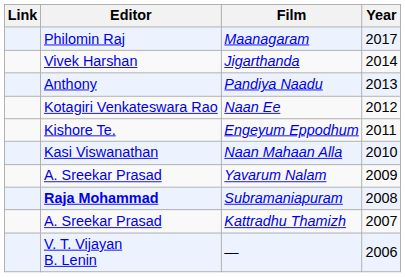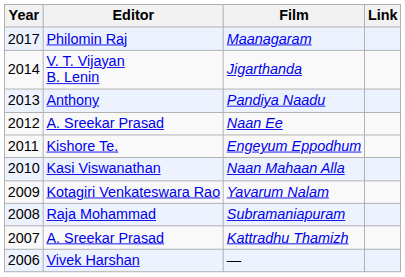columns swapped: (381, 15) <-> (23, 15)
(91, 61) Vivek Harshan -> (86, 69) V. T. Vijayan B. Lenin
(131, 107) Kotagiri Venkateswara Rao -> (105, 123) A. Sreekar Prasad
(103, 175) A. Sreekar Prasad -> (133, 191) Kotagiri Venkateswara Rao
(101, 198) bold -> (101, 214) normal
(83, 252) V. T. Vijayan B. Lenin -> (93, 260) Vivek Harshan
